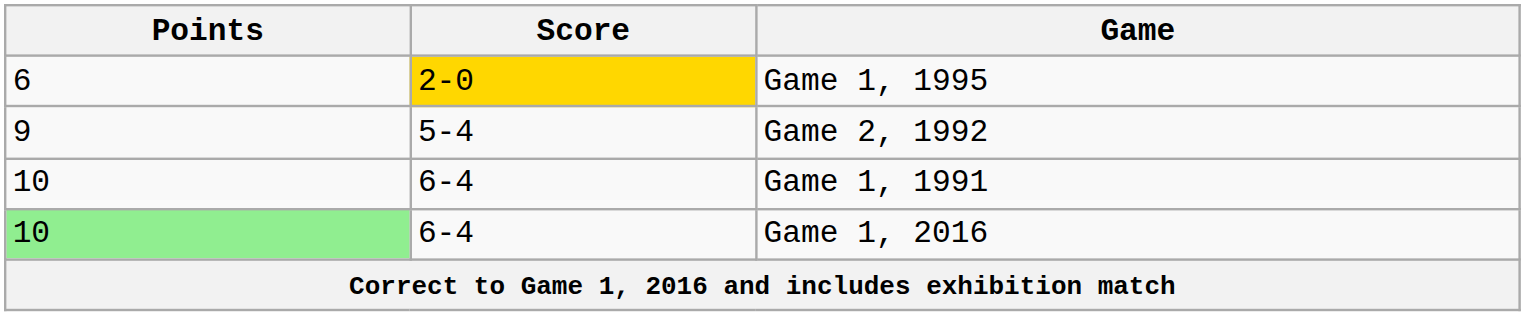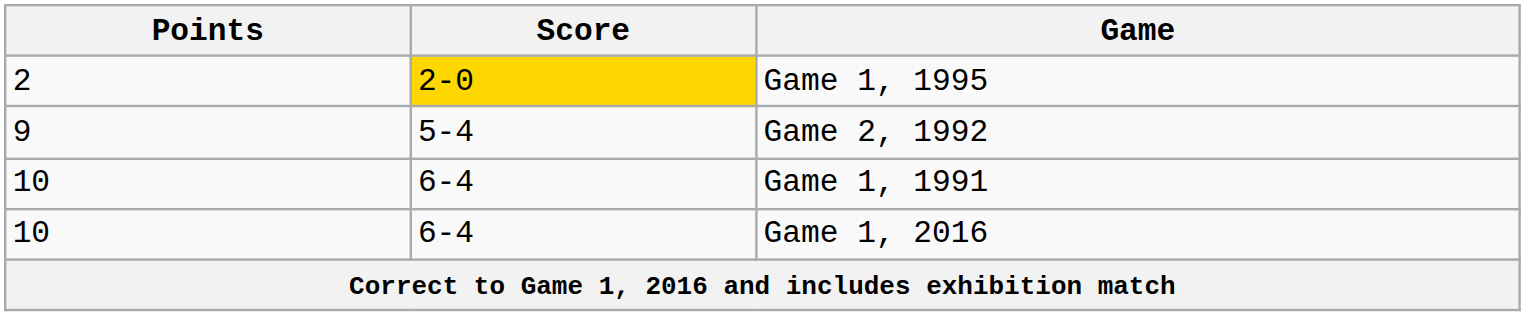(22, 81) 6 -> (22, 81) 2
(31, 234) lightgreen background -> (31, 234) no background
